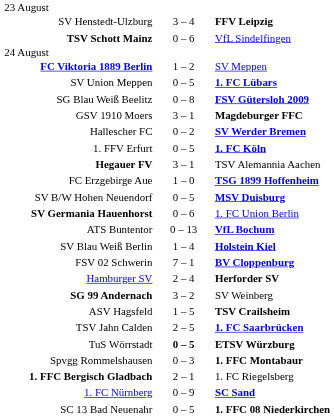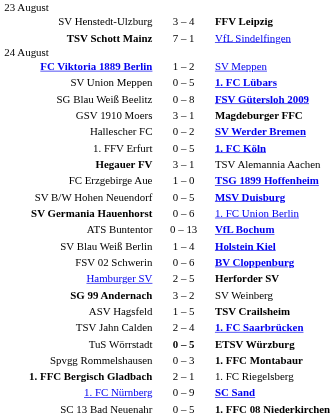(184, 38) 0 – 6 -> (184, 38) 7 – 1
(184, 262) 7 – 1 -> (184, 262) 0 – 6
(184, 278) 2 – 4 -> (184, 278) 2 – 5
(184, 327) 2 – 5 -> (184, 327) 2 – 4
